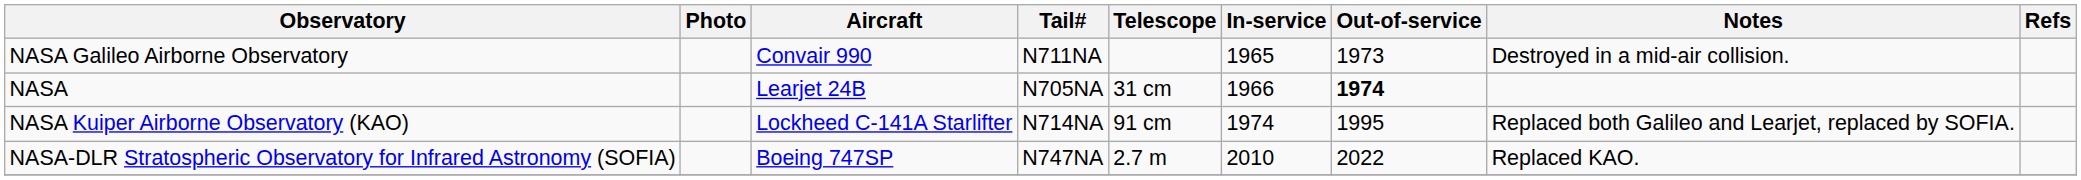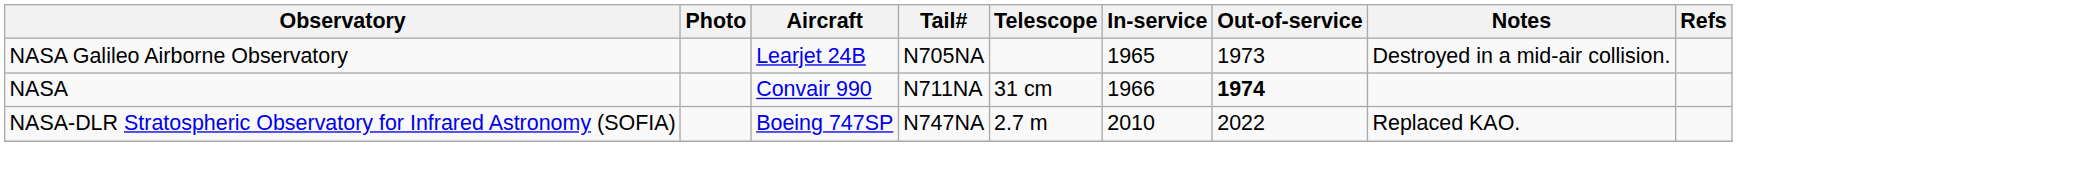(814, 55) Convair 990 -> (811, 55) Learjet 24B
(1062, 55) N711NA -> (944, 55) N705NA
(811, 89) Learjet 24B -> (814, 89) Convair 990
(1063, 89) N705NA -> (943, 89) N711NA
- row: (209, 123)
